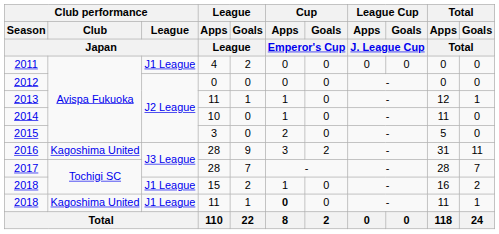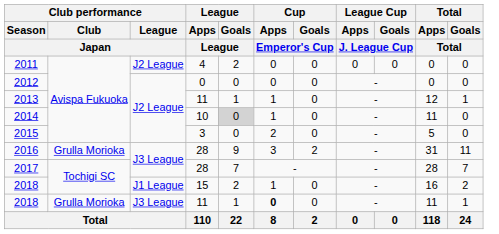(170, 64) J1 League -> (158, 64) J2 League
(248, 116) no background -> (236, 116) lightgrey background
(95, 151) Kagoshima United -> (89, 151) Grulla Morioka
(95, 202) Kagoshima United -> (89, 202) Grulla Morioka
(170, 202) J1 League -> (158, 202) J3 League
